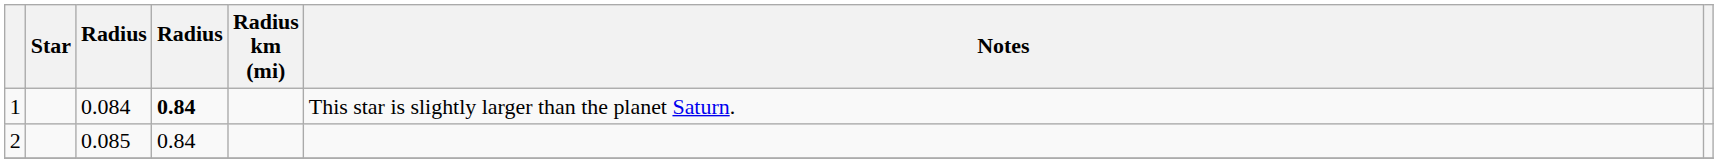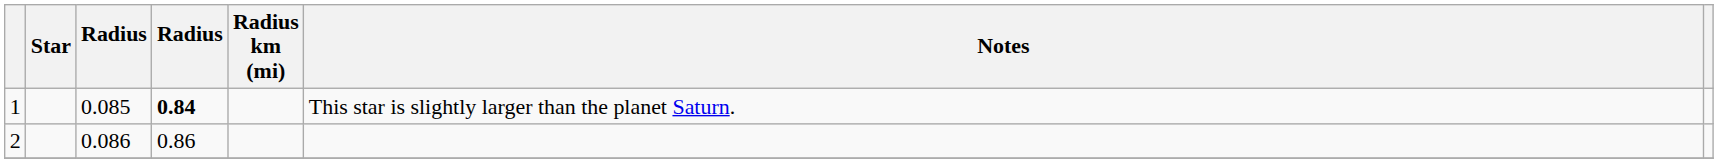(106, 105) 0.084 -> (106, 105) 0.085
(106, 140) 0.085 -> (106, 140) 0.086
(176, 140) 0.84 -> (176, 140) 0.86
